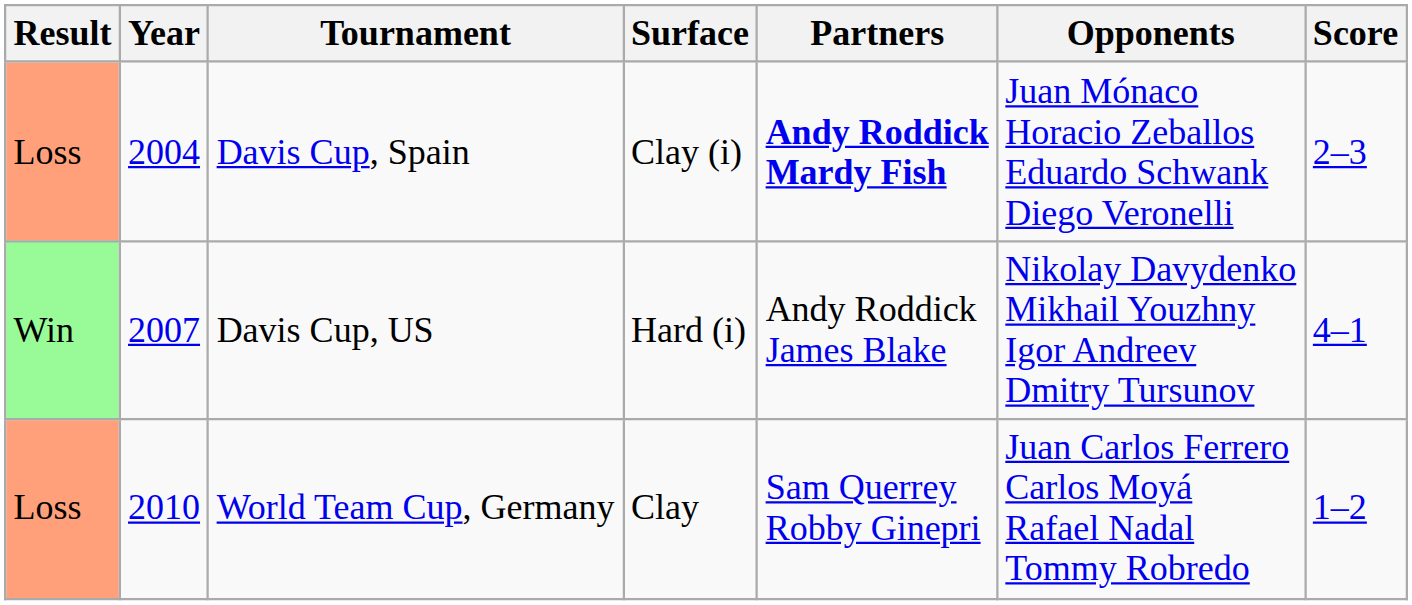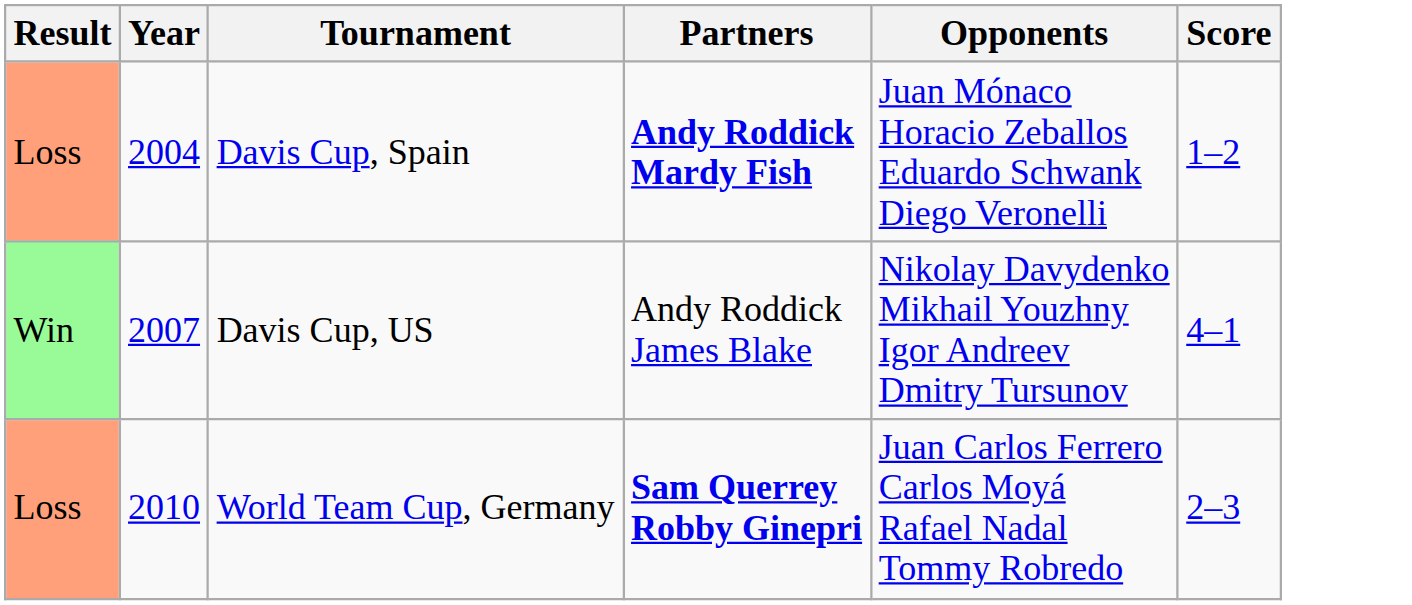- column: (690, 33)
(1340, 150) 2–3 -> (1213, 150) 1–2
(873, 508) normal -> (747, 508) bold
(1340, 508) 1–2 -> (1213, 508) 2–3
